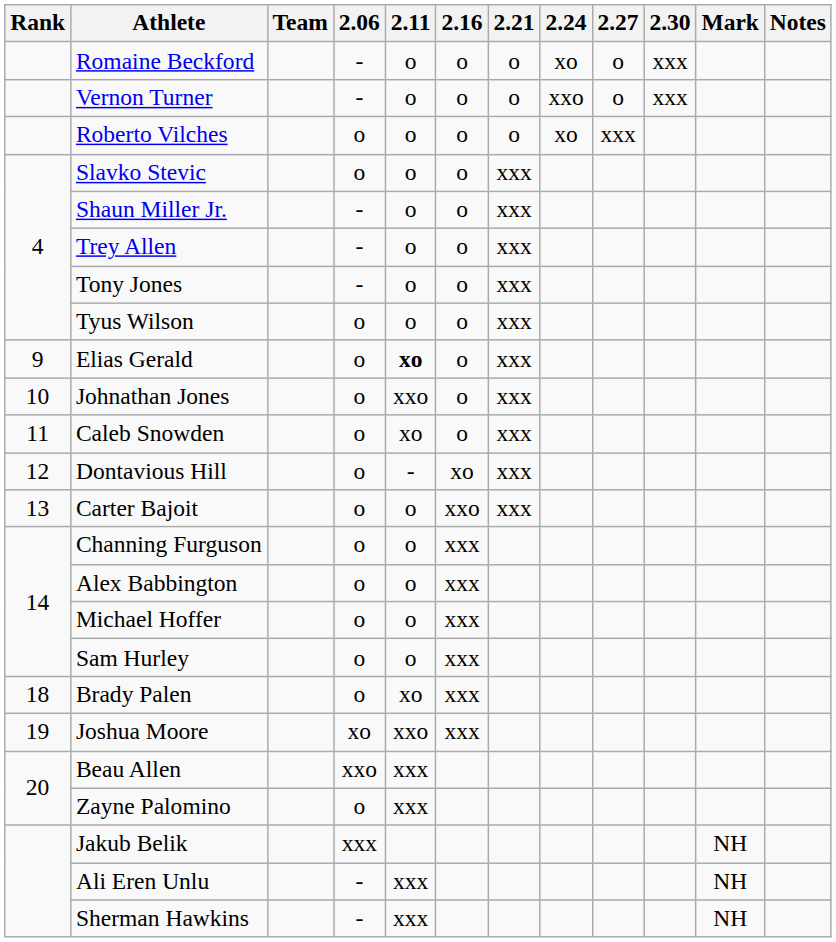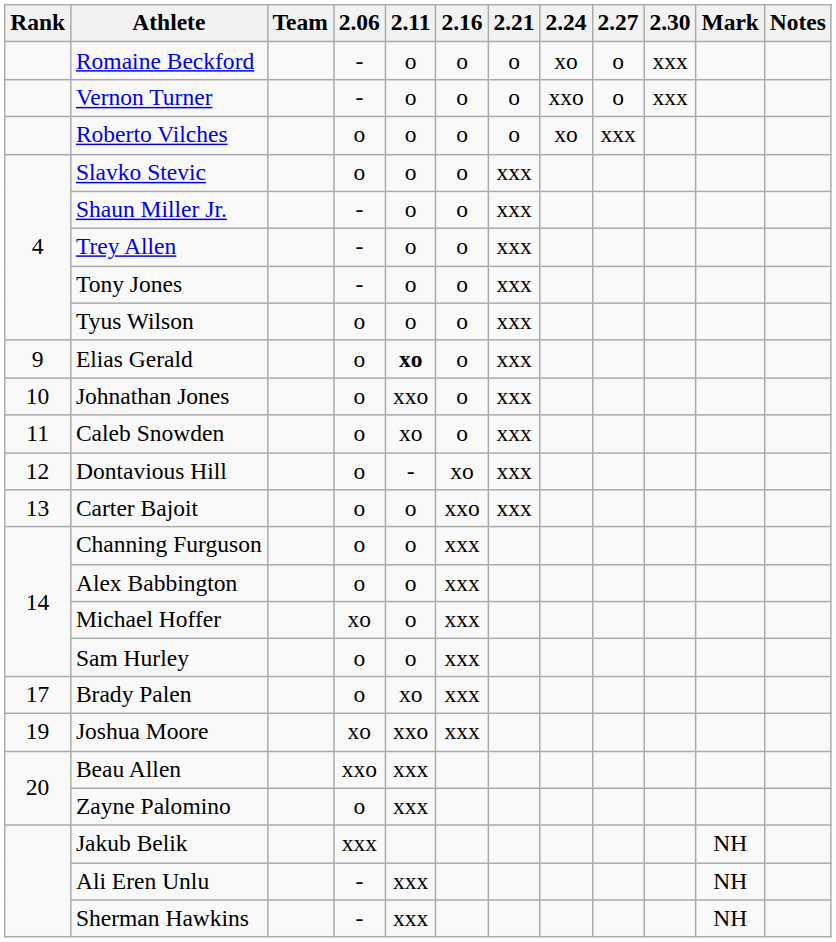(359, 619) o -> (359, 619) xo
(38, 694) 18 -> (38, 694) 17
